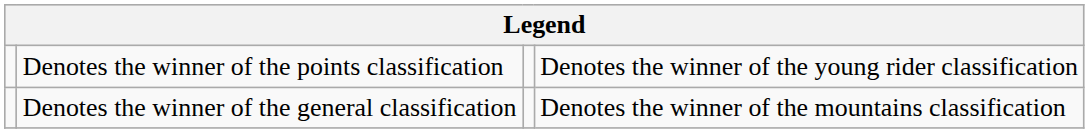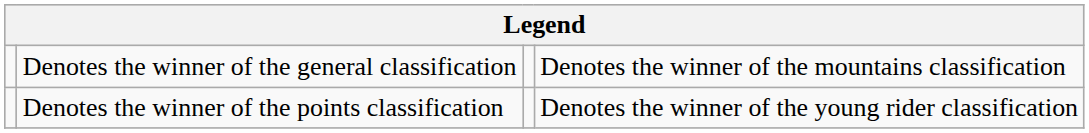rows swapped: (270, 107) <-> (263, 66)
